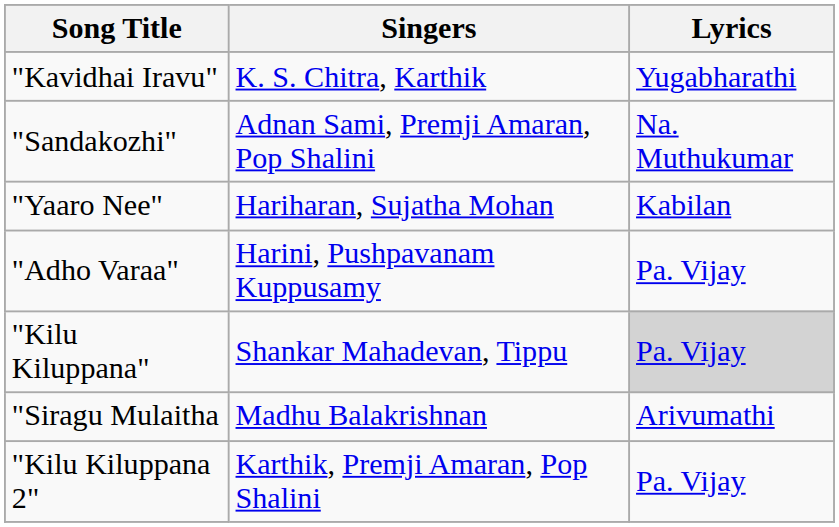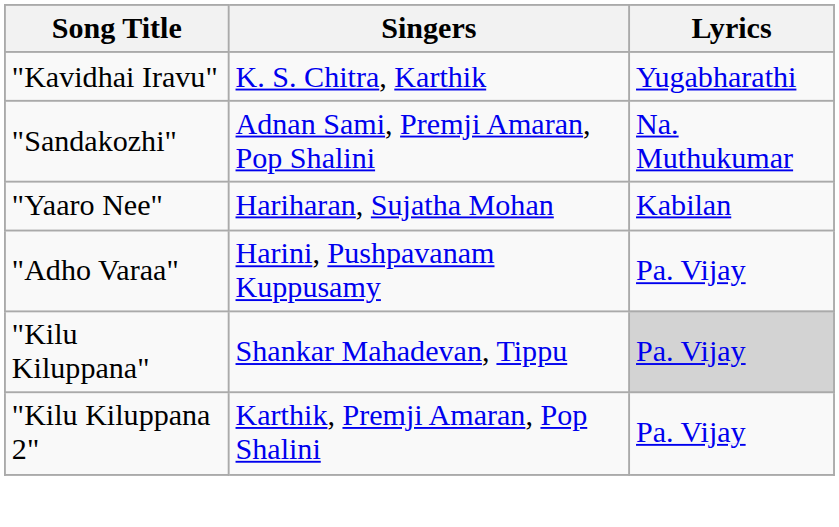- row: (115, 416)
